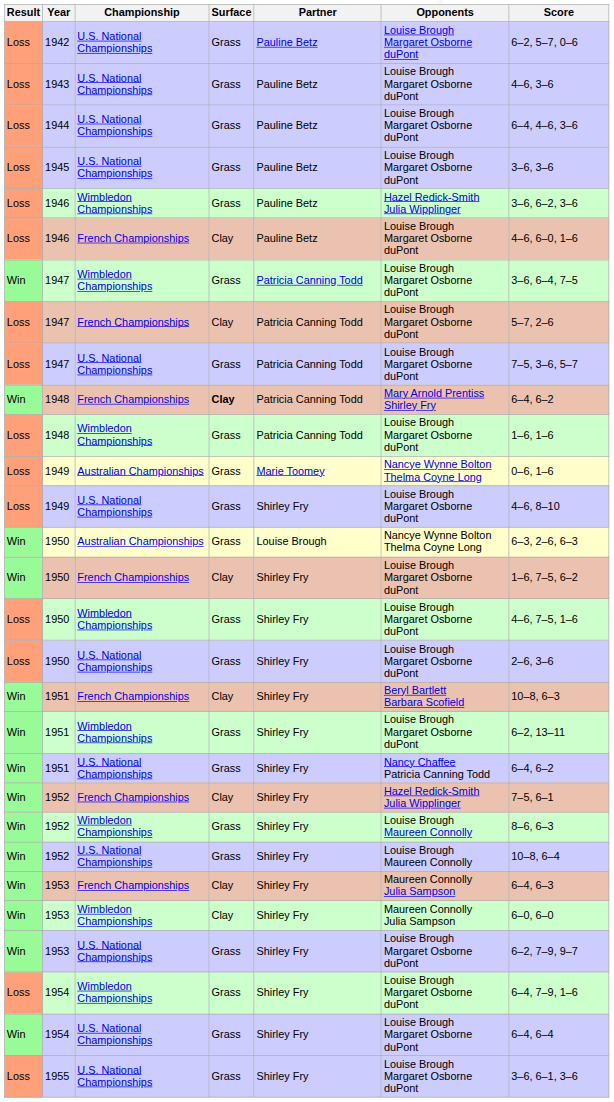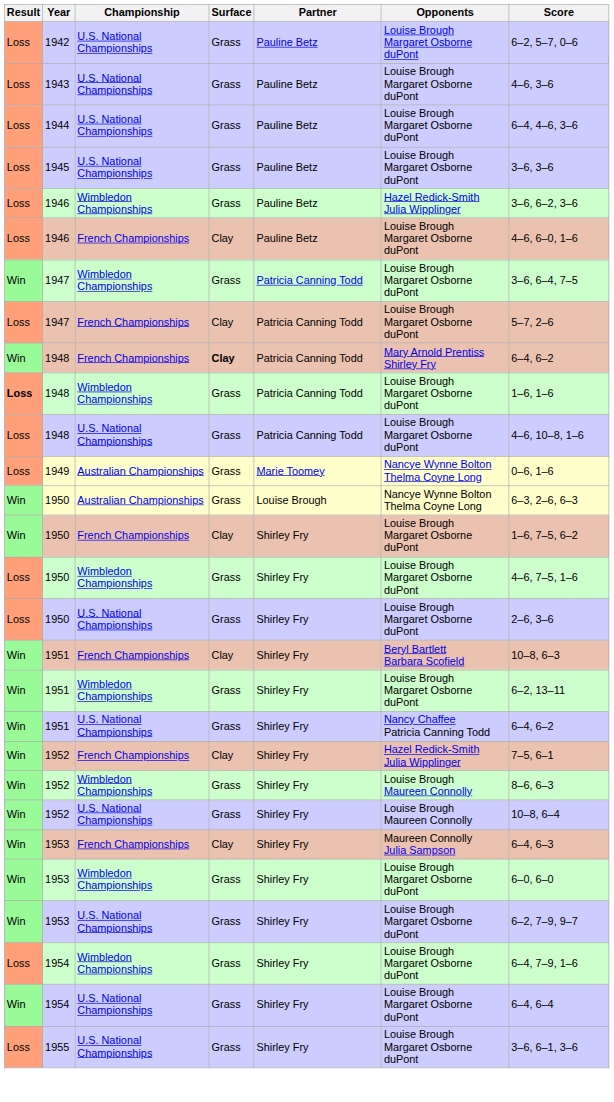- row: (57, 364)
(18, 435) normal -> (20, 393) bold
+ row: (57, 435)
- row: (57, 506)
(222, 915) Clay -> (226, 880) Grass
(428, 915) Maureen Connolly Julia Sampson -> (428, 880) Louise Brough Margaret Osborne duPont
